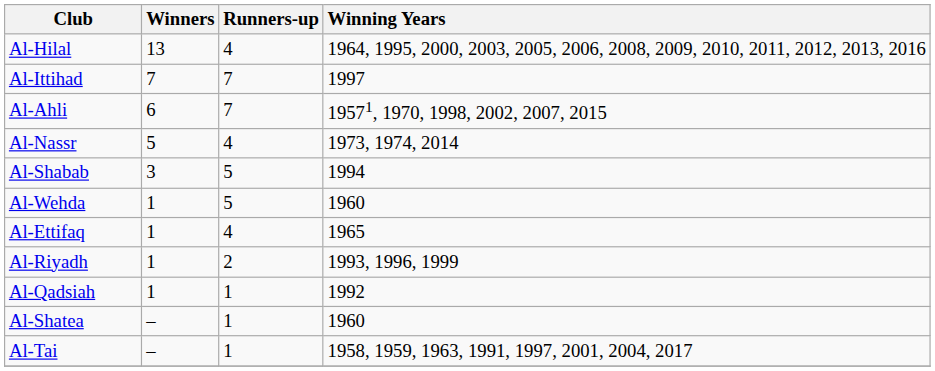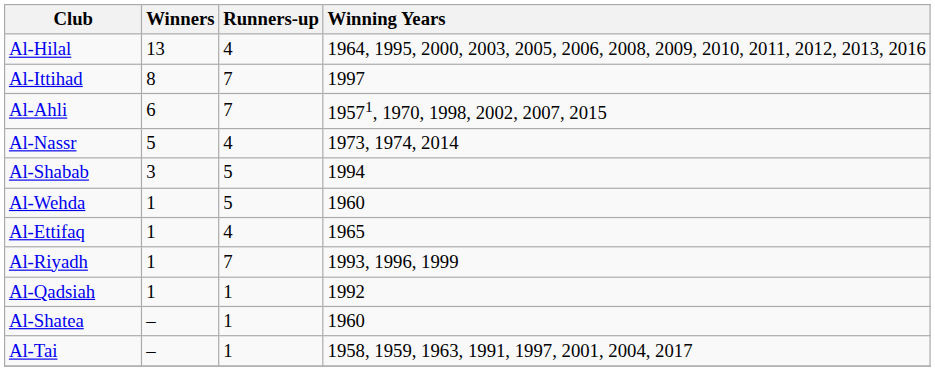(151, 78) 7 -> (151, 78) 8
(228, 261) 2 -> (228, 261) 7
